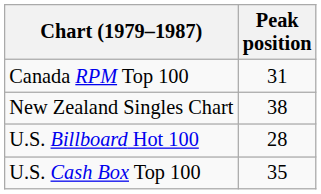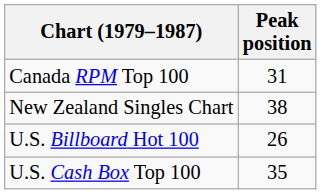(277, 140) 28 -> (277, 140) 26
